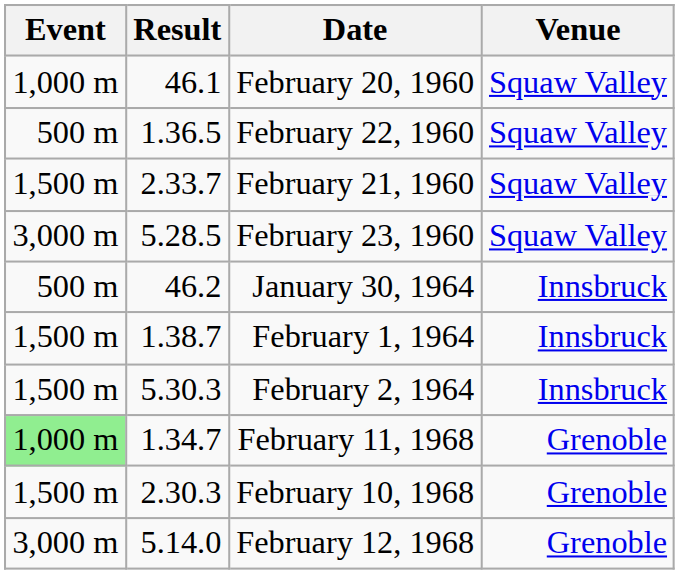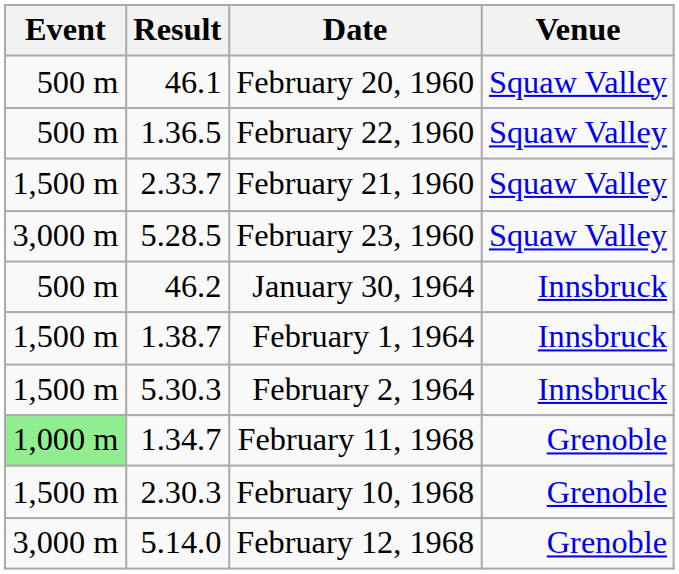(65, 81) 1,000 m -> (78, 81) 500 m
